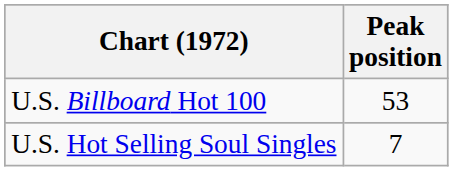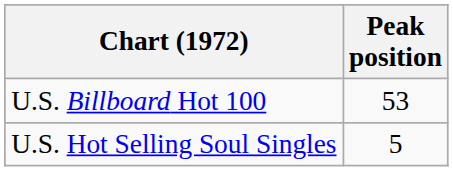(395, 143) 7 -> (395, 143) 5
